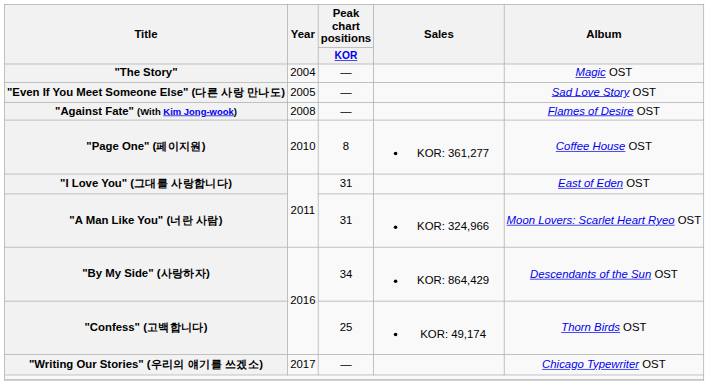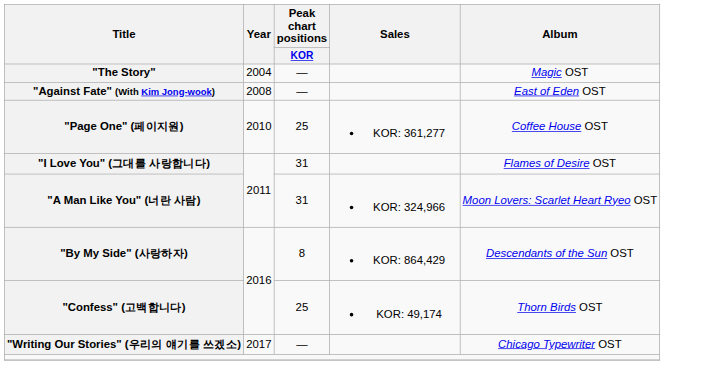- row: (146, 91)
(604, 111) Flames of Desire OST -> (560, 91) East of Eden OST
(346, 147) 8 -> (302, 127) 25
(604, 183) East of Eden OST -> (560, 163) Flames of Desire OST
(346, 274) 34 -> (302, 254) 8
